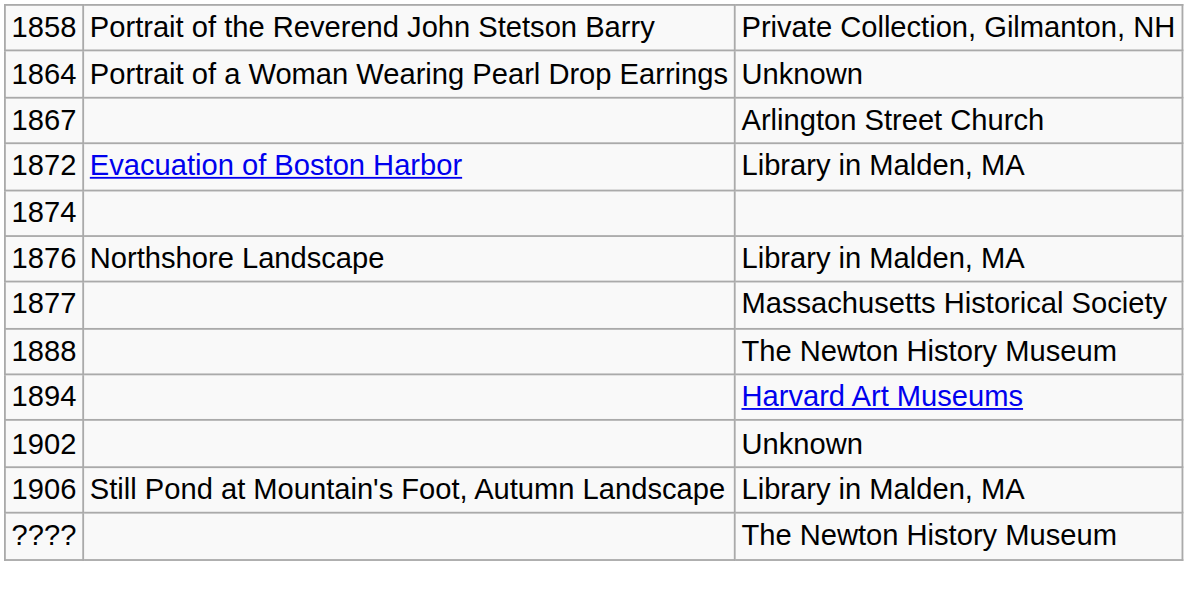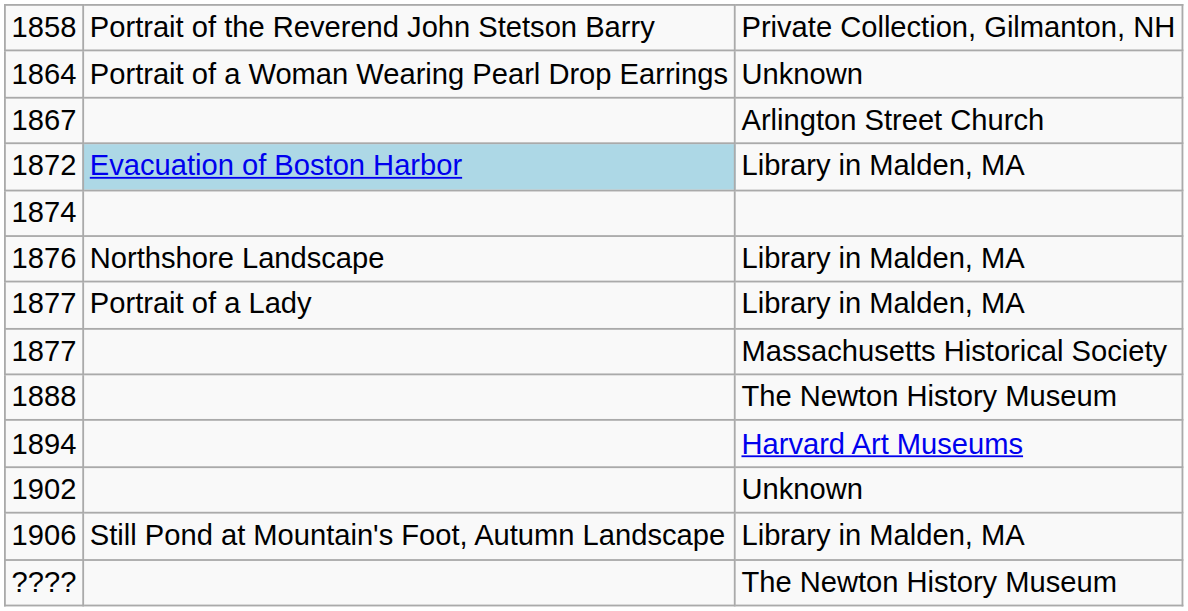(276, 166) no background -> (276, 166) lightblue background
+ row: (44, 304)
